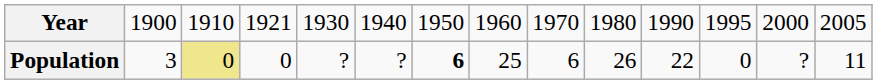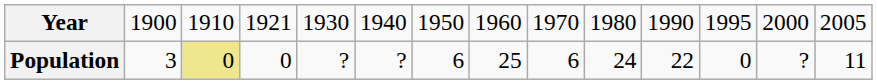(458, 60) bold -> (458, 60) normal
(625, 60) 26 -> (625, 60) 24
